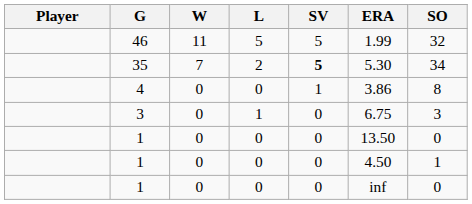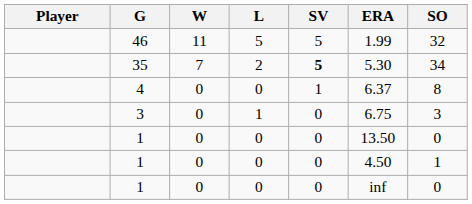(378, 89) 3.86 -> (378, 89) 6.37
